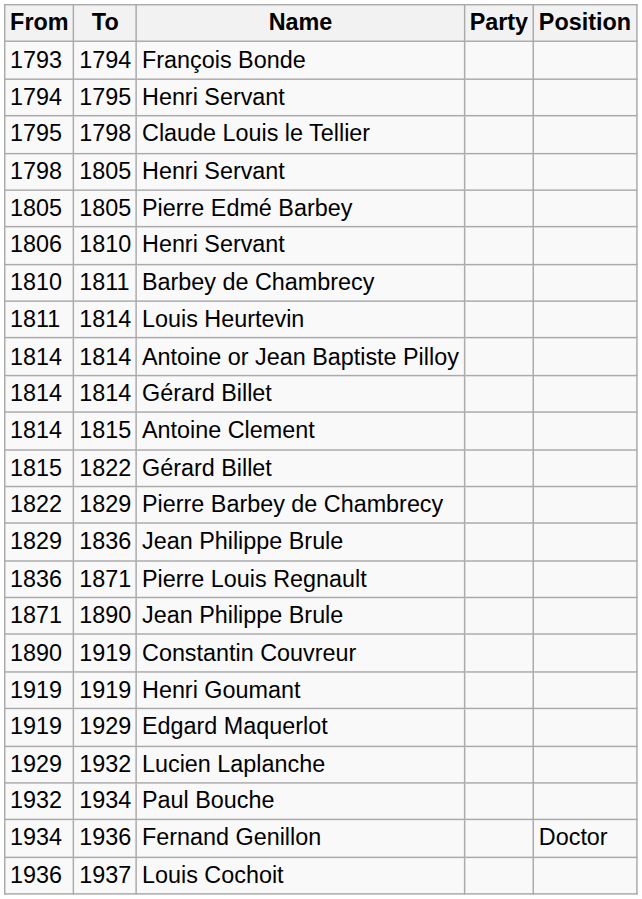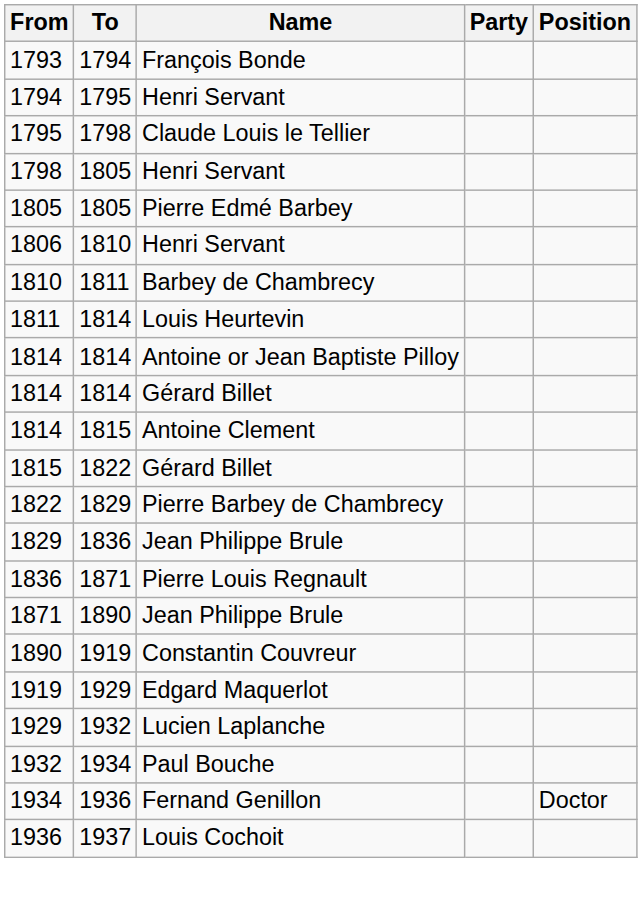- row: (36, 689)
